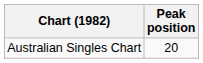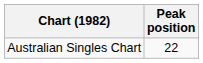(171, 48) 20 -> (171, 48) 22
